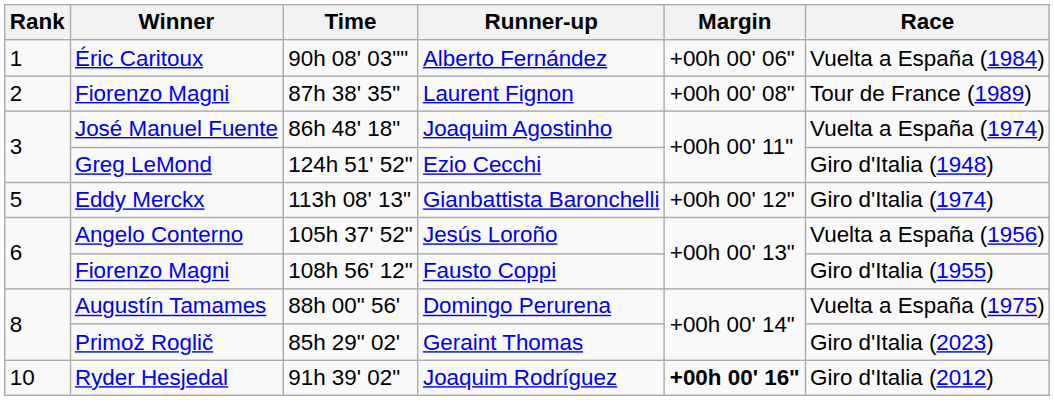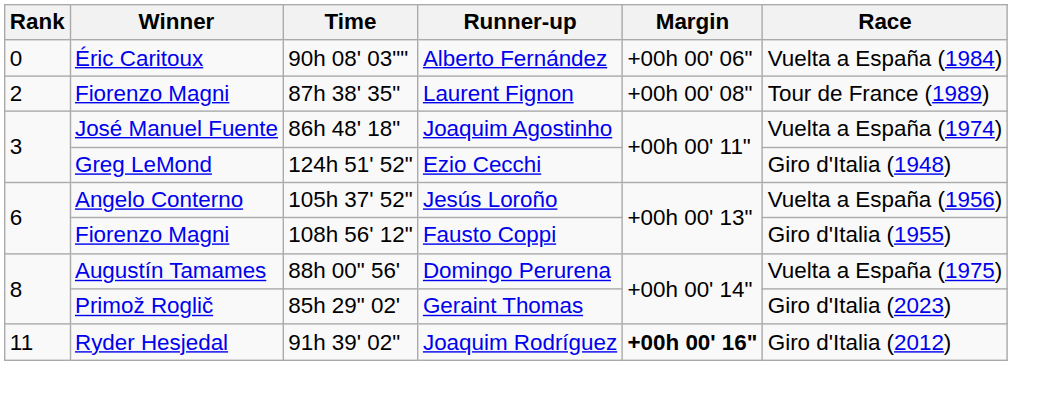(16, 57) 1 -> (16, 57) 0
- row: (541, 199)
(22, 377) 10 -> (21, 341) 11
